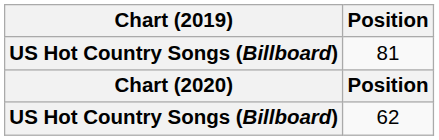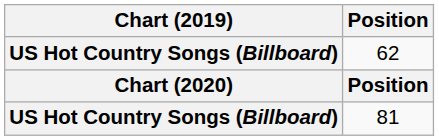rows swapped: (388, 118) <-> (388, 53)
